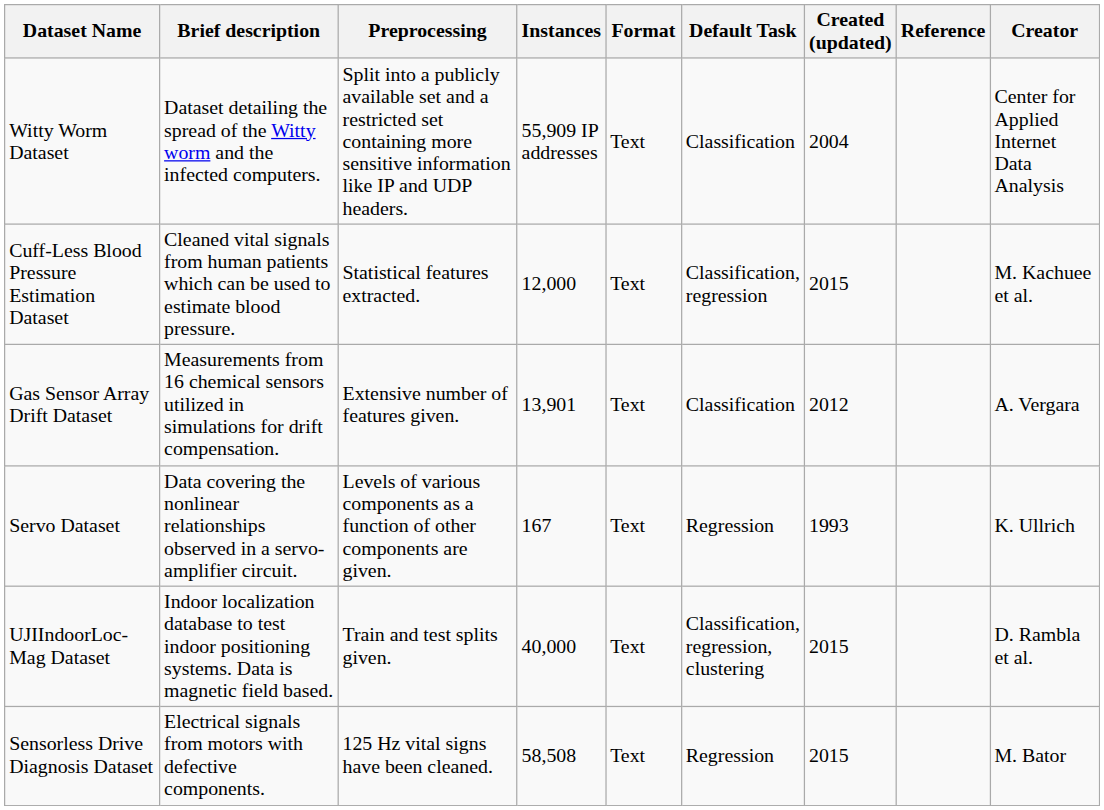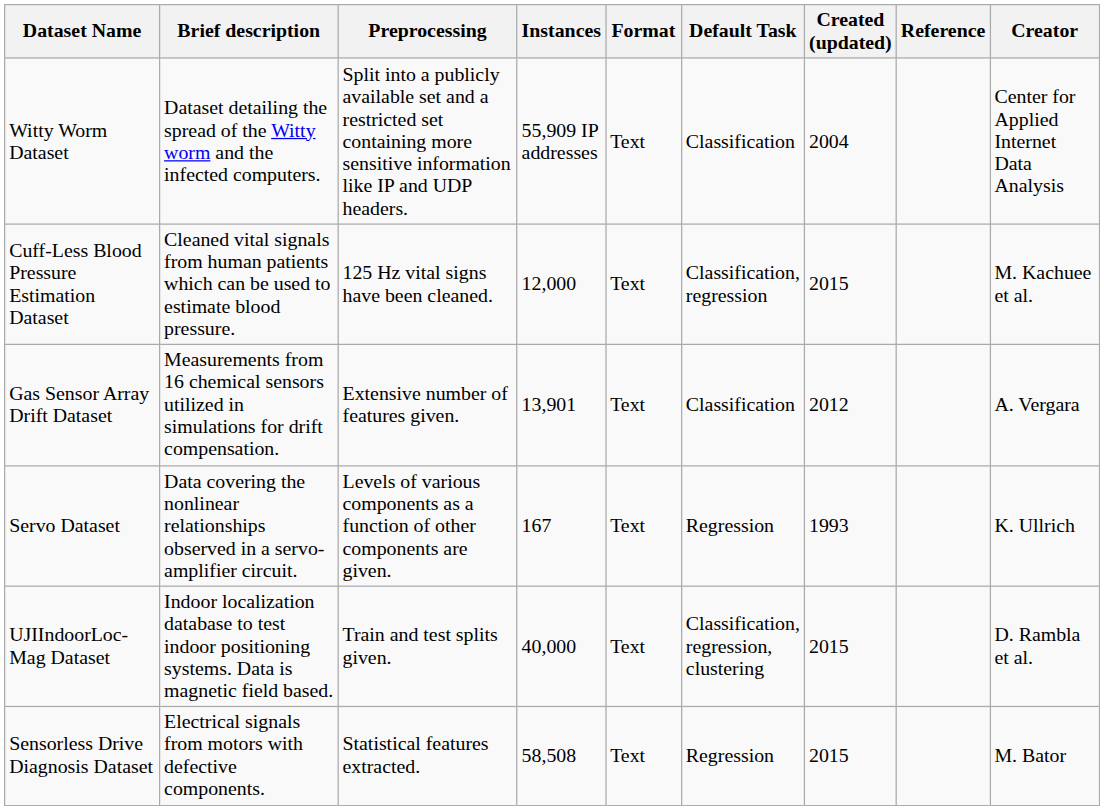(416, 284) Statistical features extracted. -> (418, 284) 125 Hz vital signs have been cleaned.
(418, 755) 125 Hz vital signs have been cleaned. -> (416, 755) Statistical features extracted.
